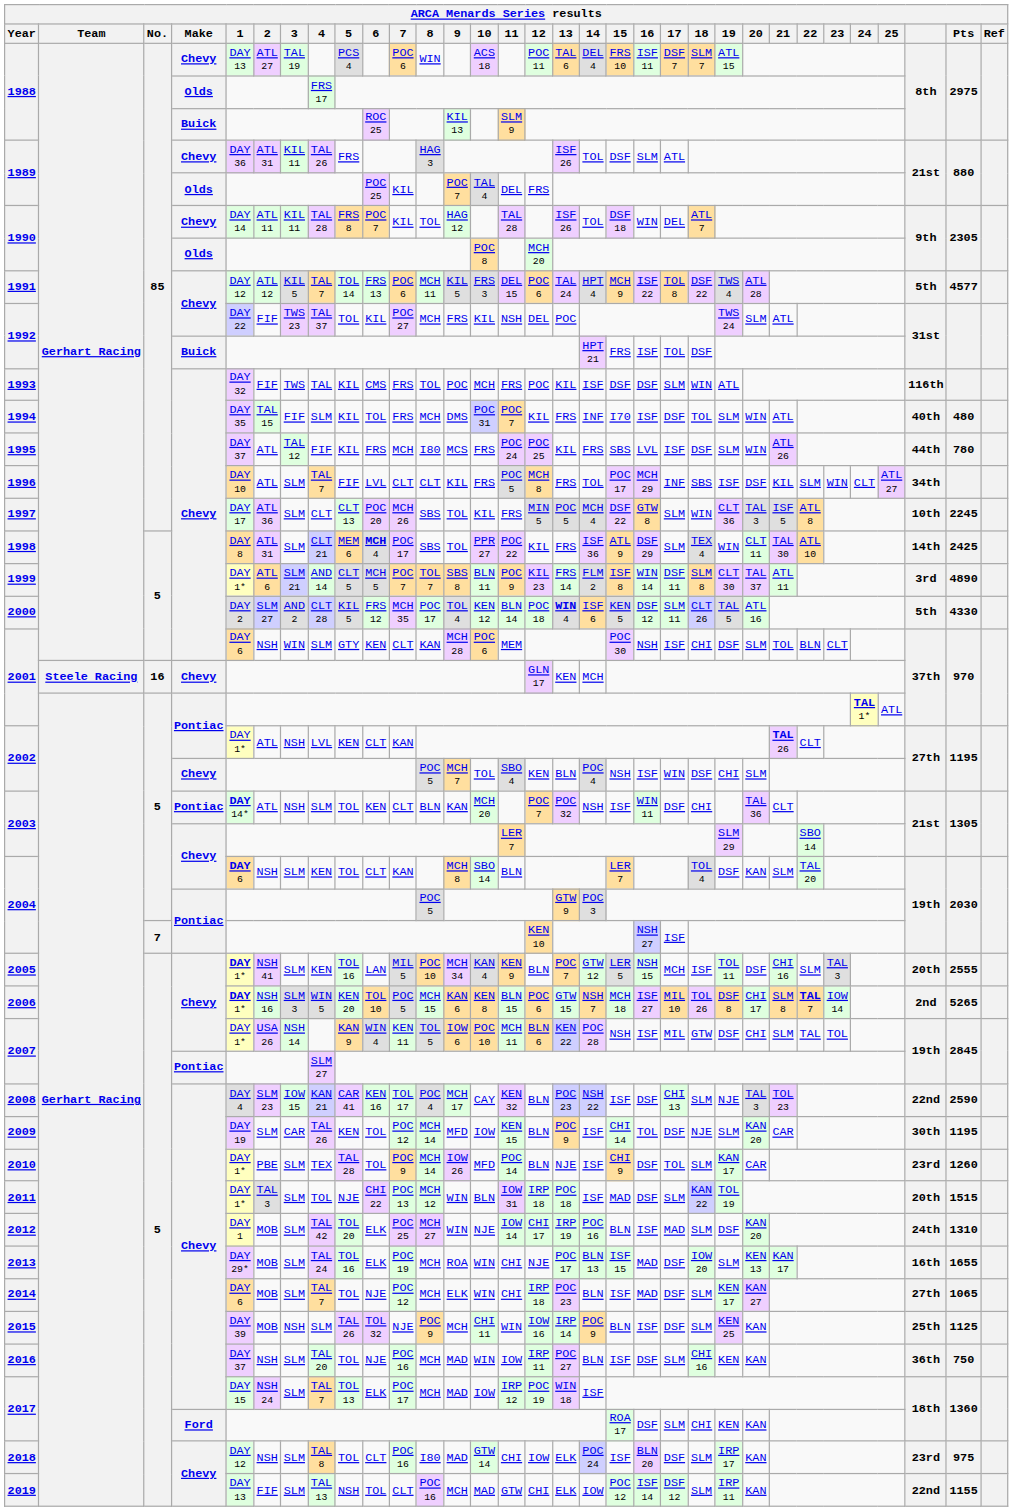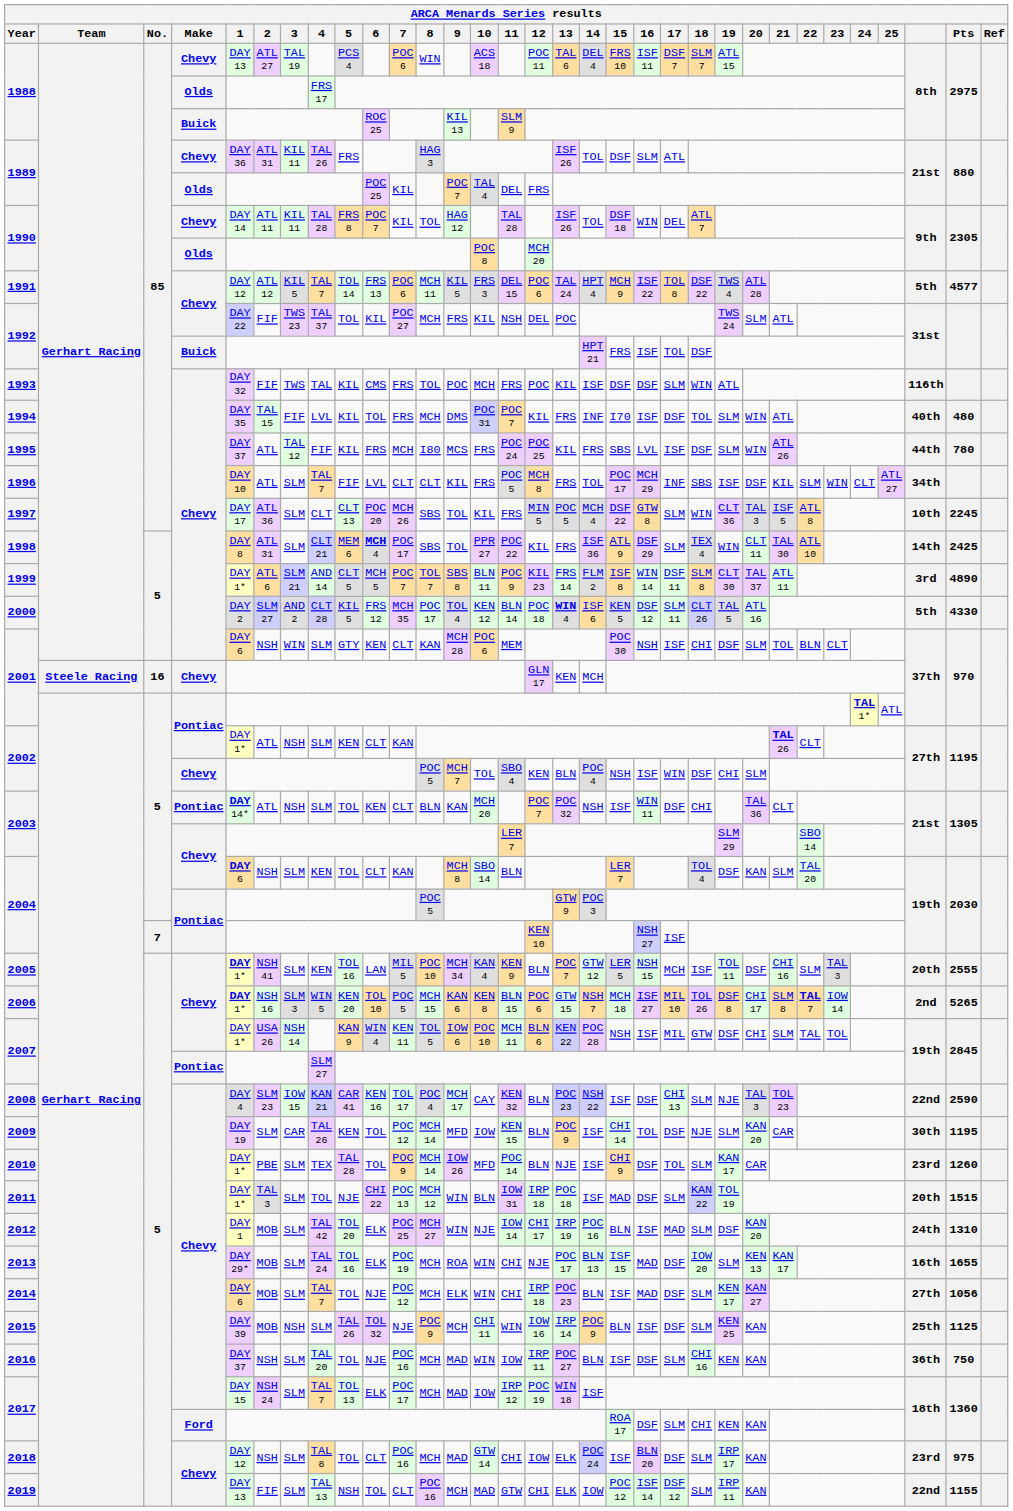(321, 417) SLM -> (321, 417) LVL
(321, 742) LVL -> (321, 742) SLM
(964, 1295) 1065 -> (964, 1295) 1056
(430, 1457) I80 -> (430, 1457) MCH
